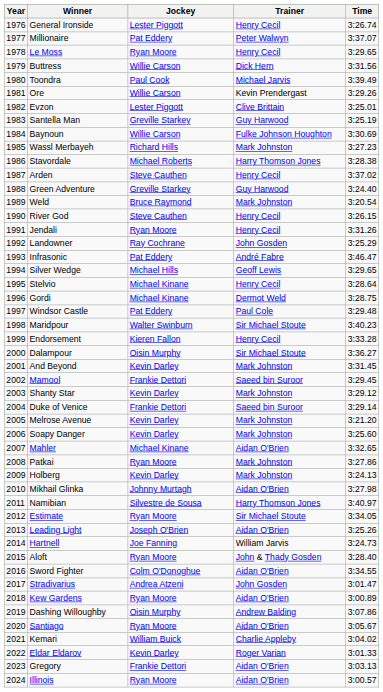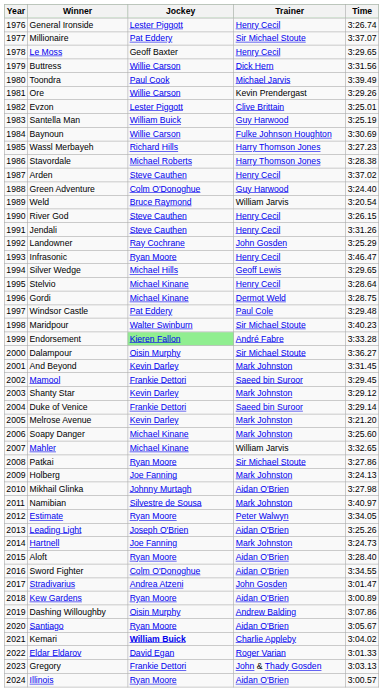(262, 39) Peter Walwyn -> (271, 39) Sir Michael Stoute
(153, 52) Ryan Moore -> (154, 52) Geoff Baxter
(160, 121) Greville Starkey -> (155, 121) William Buick
(264, 148) Mark Johnston -> (278, 148) Harry Thomson Jones
(160, 189) Greville Starkey -> (165, 189) Colm O'Donoghue
(264, 203) Mark Johnston -> (262, 203) William Jarvis
(153, 230) Ryan Moore -> (158, 230) Steve Cauthen
(151, 257) Pat Eddery -> (153, 257) Ryan Moore
(260, 257) André Fabre -> (258, 257) Henry Cecil
(155, 339) no background -> (155, 339) lightgreen background
(258, 339) Henry Cecil -> (260, 339) André Fabre
(154, 435) Kevin Darley -> (159, 435) Michael Kinane
(262, 448) Aidan O'Brien -> (262, 448) William Jarvis
(264, 462) Mark Johnston -> (271, 462) Sir Michael Stoute
(154, 476) Kevin Darley -> (153, 476) Joe Fanning
(278, 503) Harry Thomson Jones -> (264, 503) Mark Johnston
(271, 517) Sir Michael Stoute -> (262, 517) Peter Walwyn
(262, 544) William Jarvis -> (264, 544) Mark Johnston
(279, 558) John & Thady Gosden -> (262, 558) Aidan O'Brien
(155, 639) normal -> (158, 639) bold
(154, 653) Kevin Darley -> (152, 653) David Egan
(262, 667) Aidan O'Brien -> (279, 667) John & Thady Gosden
